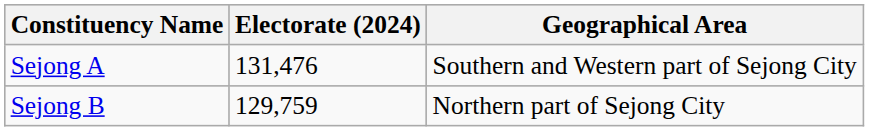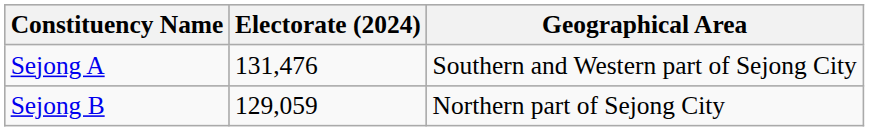(276, 105) 129,759 -> (276, 105) 129,059
